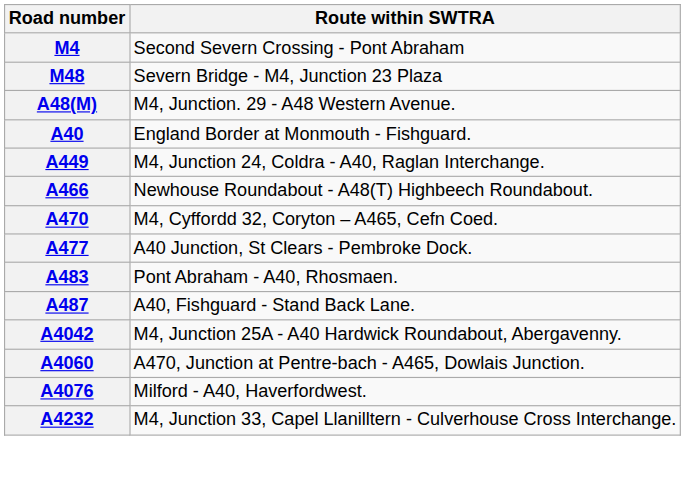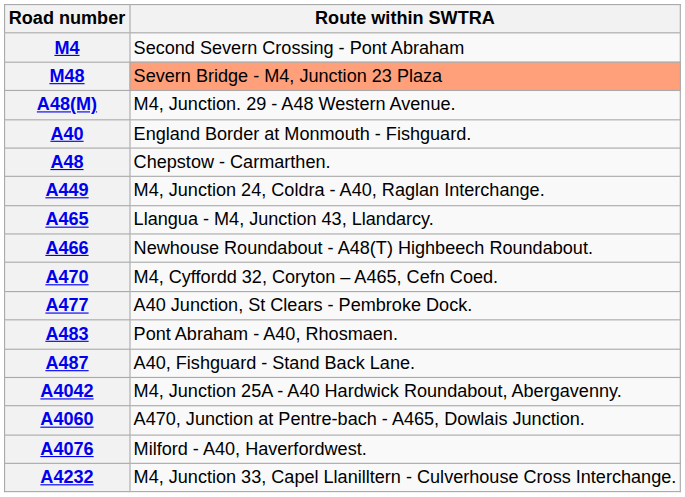(288, 76) no background -> (288, 76) lightsalmon background
+ row: (67, 162)
+ row: (67, 219)
